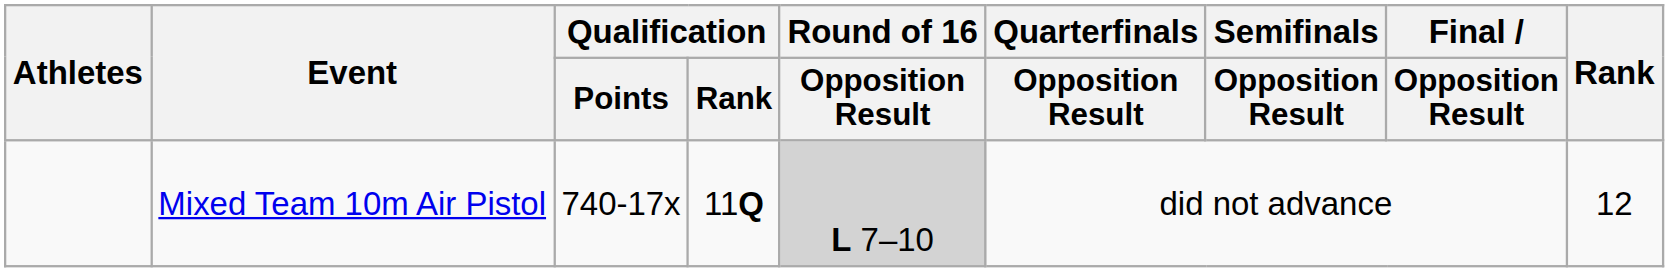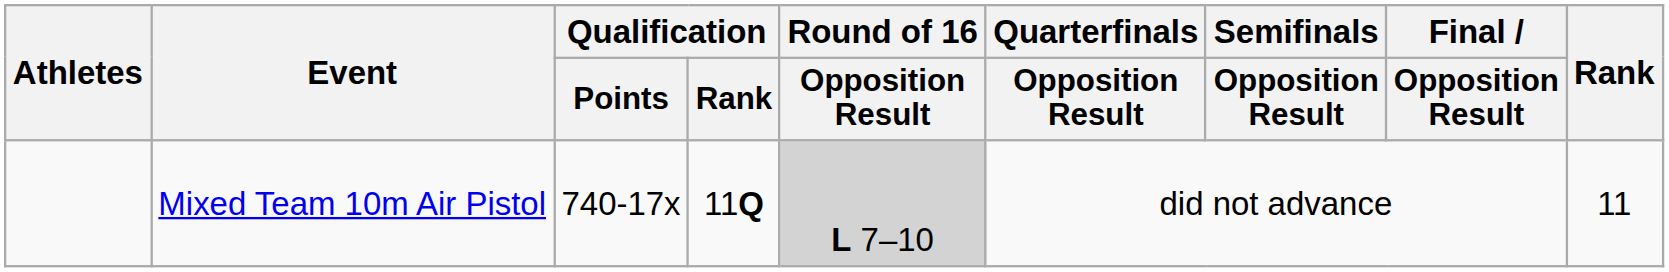(1614, 204) 12 -> (1614, 204) 11
